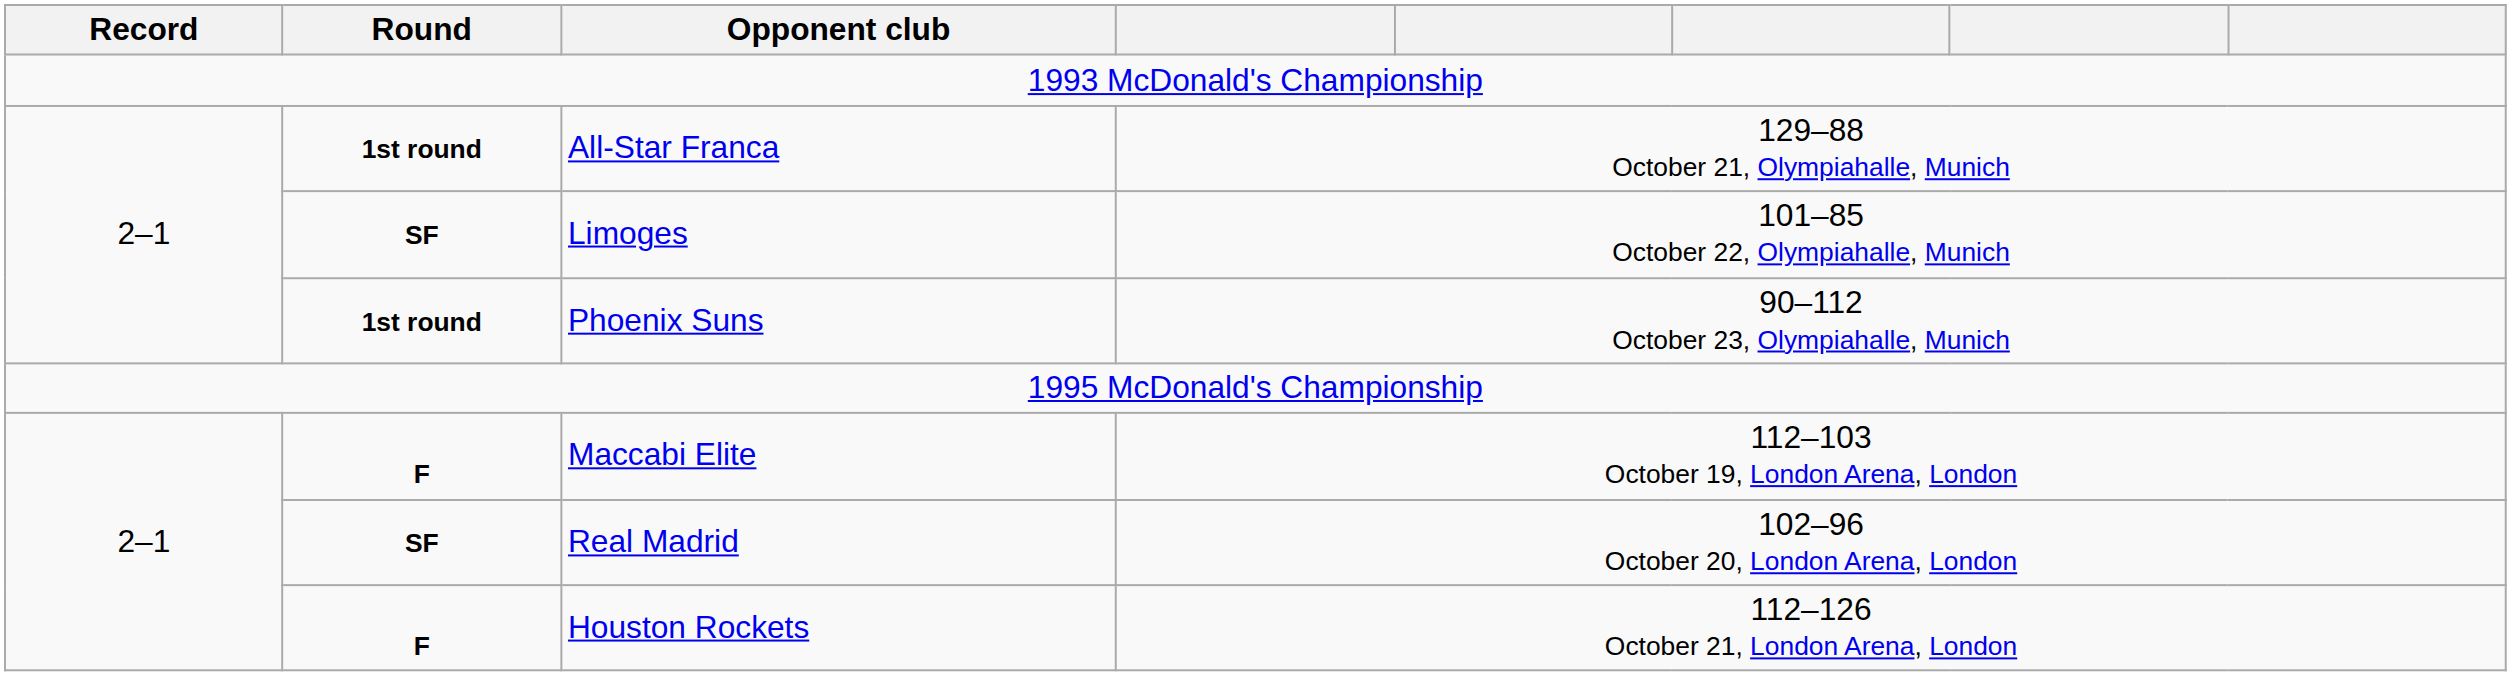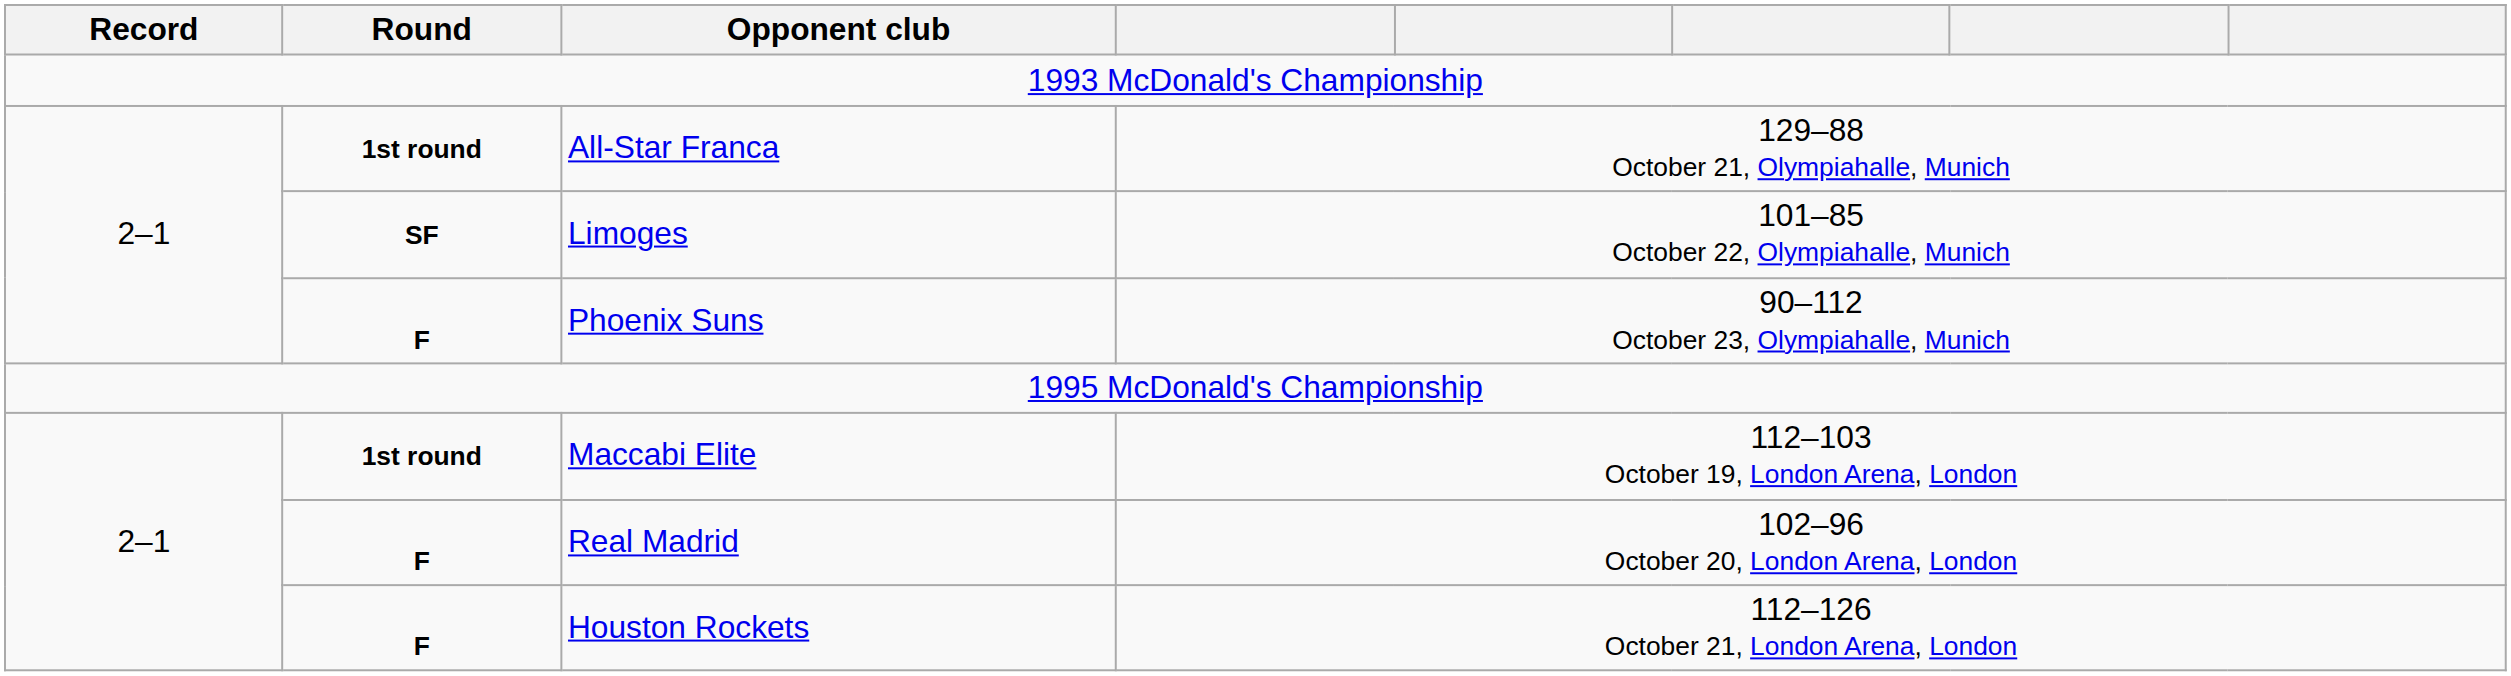(422, 321) 1st round -> (422, 339) F
(422, 475) F -> (422, 457) 1st round
(422, 543) SF -> (422, 561) F
